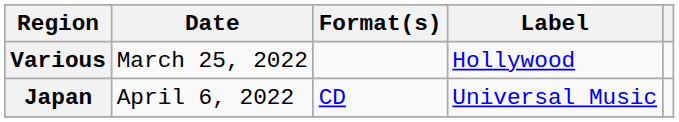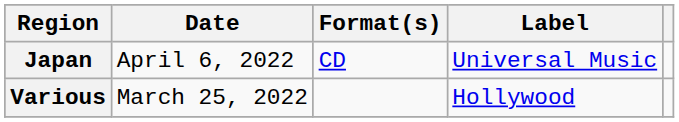rows swapped: (58, 60) <-> (58, 98)
